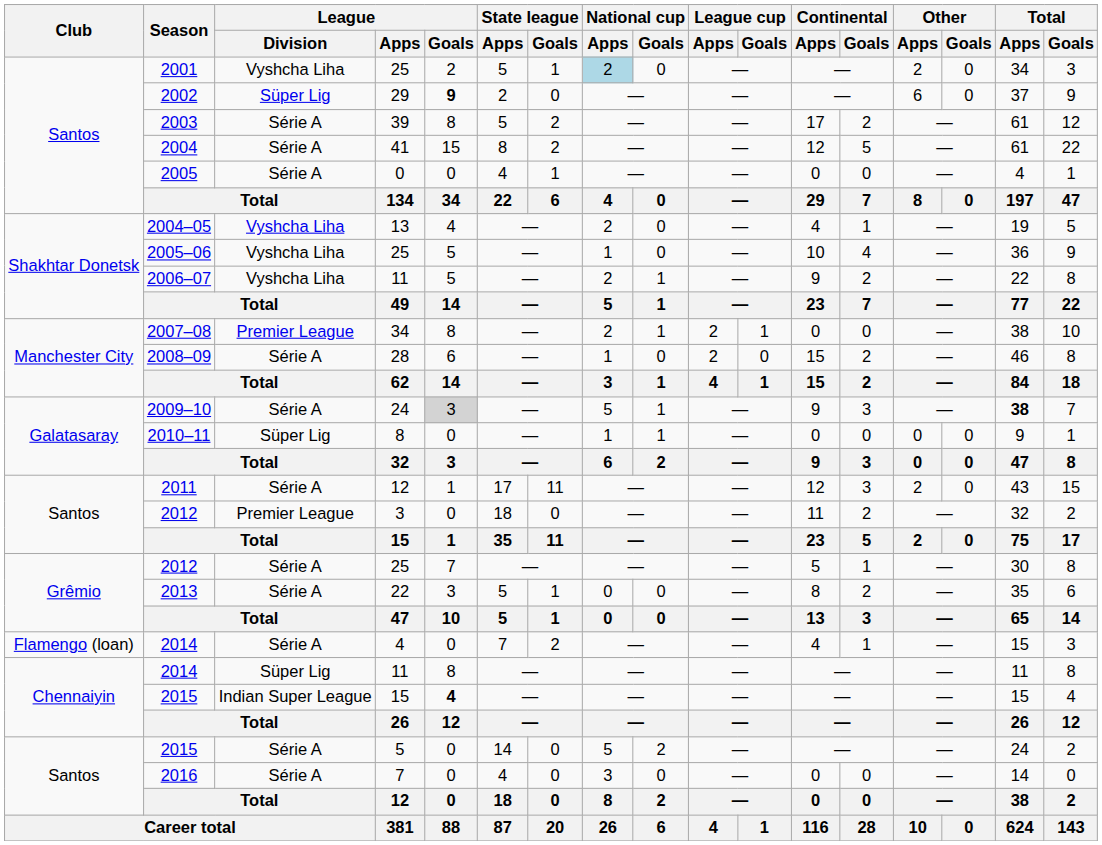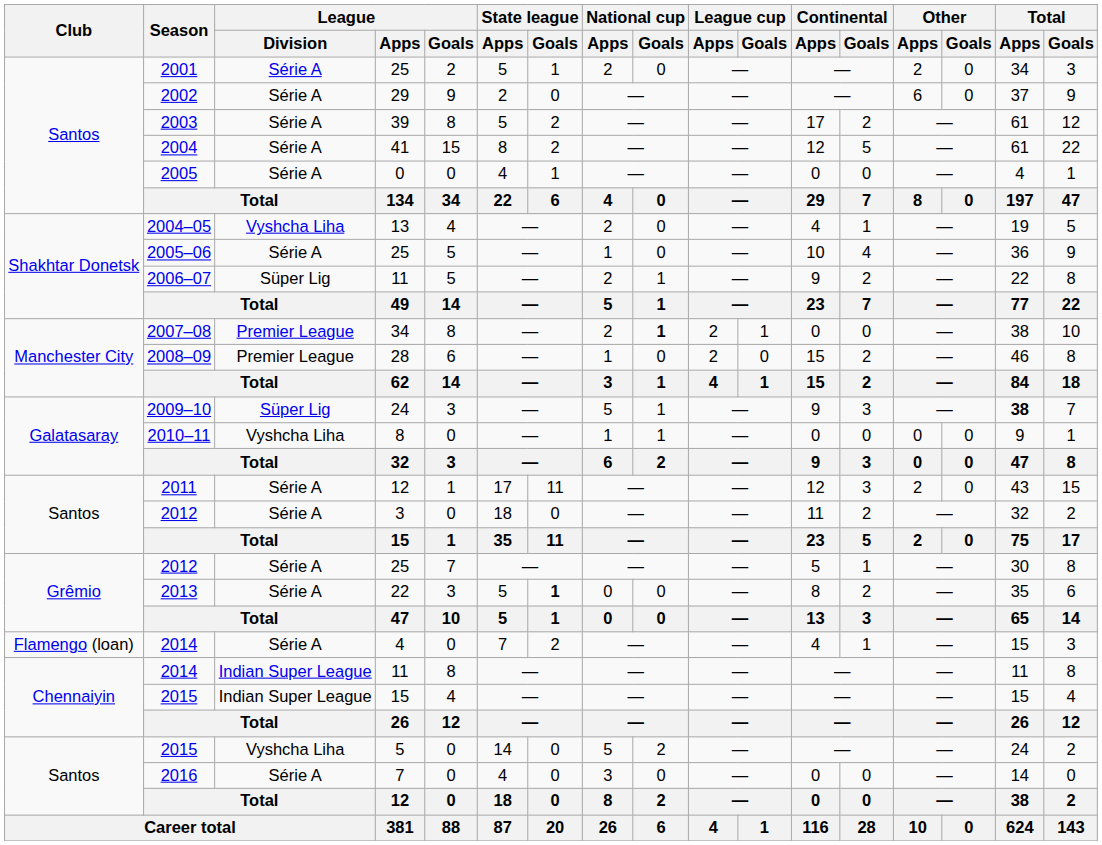(295, 69) Vyshcha Liha -> (295, 69) Série A
(608, 69) lightblue background -> (608, 69) no background
(295, 95) Süper Lig -> (295, 95) Série A
(451, 95) bold -> (451, 95) normal
(295, 252) Vyshcha Liha -> (295, 252) Série A
(295, 278) Vyshcha Liha -> (295, 278) Süper Lig
(661, 331) normal -> (661, 331) bold
(295, 357) Série A -> (295, 357) Premier League
(295, 409) Série A -> (295, 409) Süper Lig
(451, 409) lightgrey background -> (451, 409) no background
(295, 435) Süper Lig -> (295, 435) Vyshcha Liha
(295, 514) Premier League -> (295, 514) Série A
(555, 592) normal -> (555, 592) bold
(295, 670) Süper Lig -> (295, 670) Indian Super League
(451, 697) bold -> (451, 697) normal
(295, 749) Série A -> (295, 749) Vyshcha Liha
